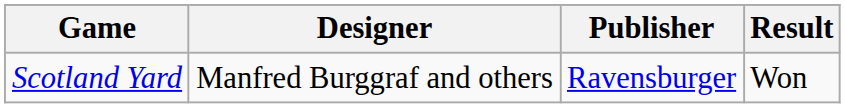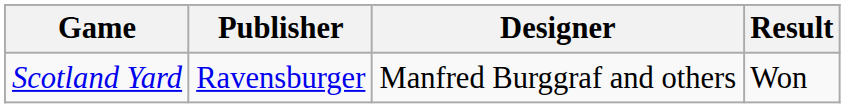columns swapped: (375, 28) <-> (652, 28)
